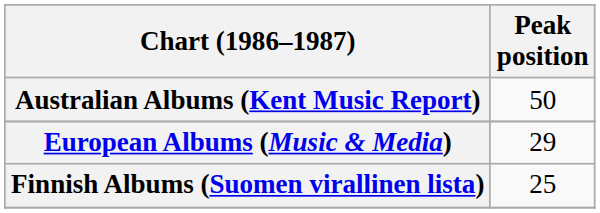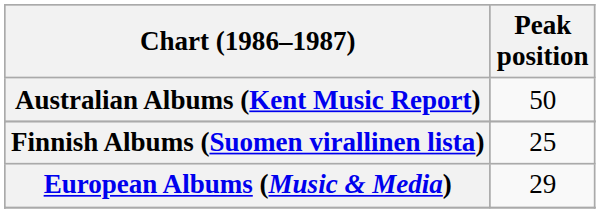rows swapped: (248, 142) <-> (248, 185)
